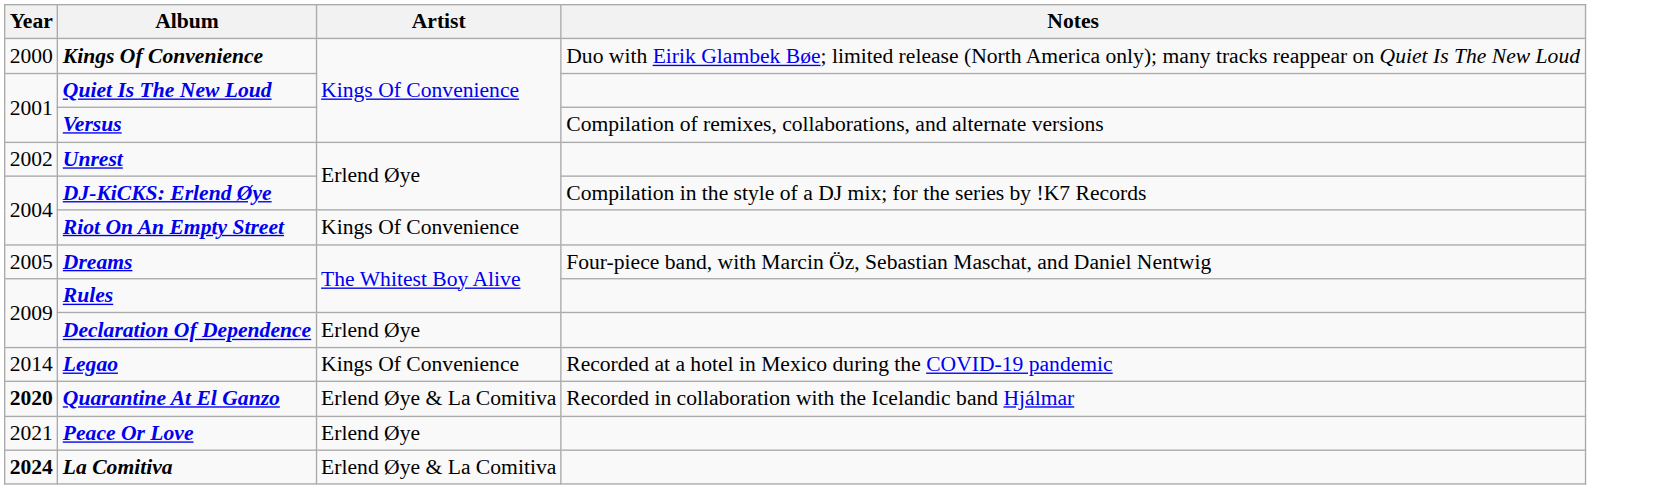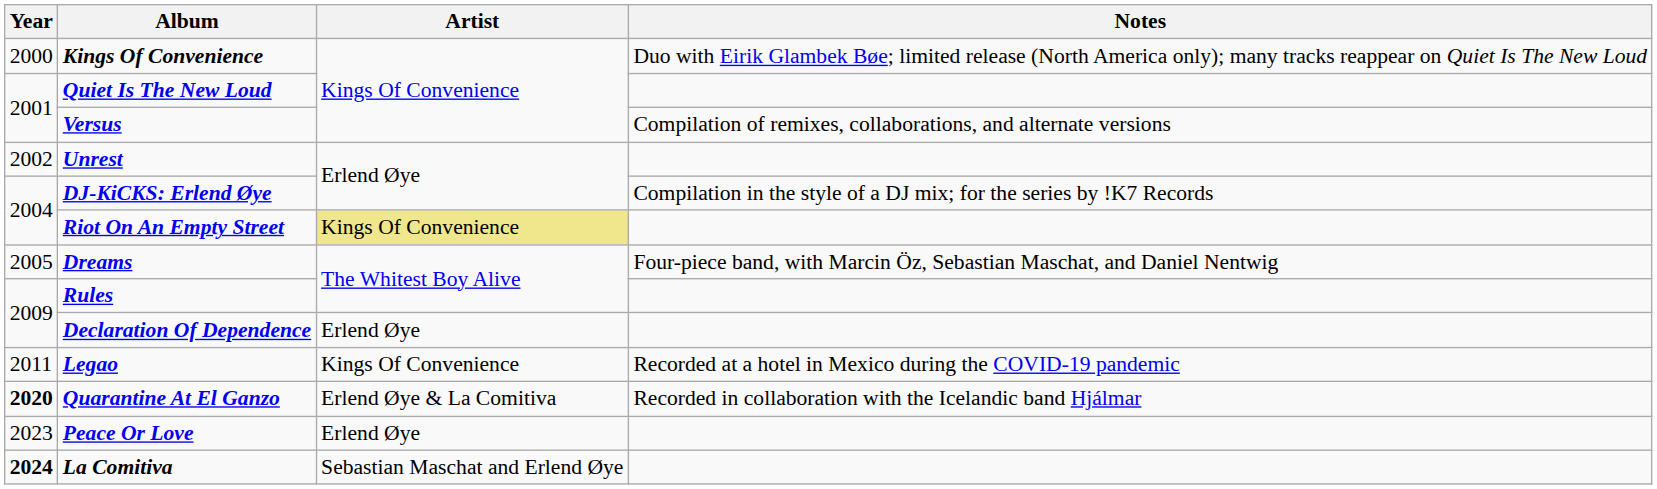(420, 227) no background -> (420, 227) khaki background
(31, 364) 2014 -> (31, 364) 2011
(31, 432) 2021 -> (31, 432) 2023
(439, 466) Erlend Øye & La Comitiva -> (472, 466) Sebastian Maschat and Erlend Øye
